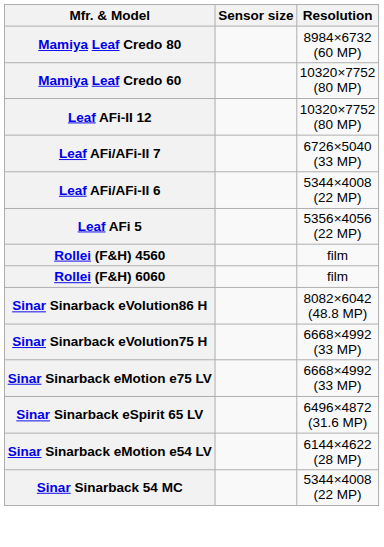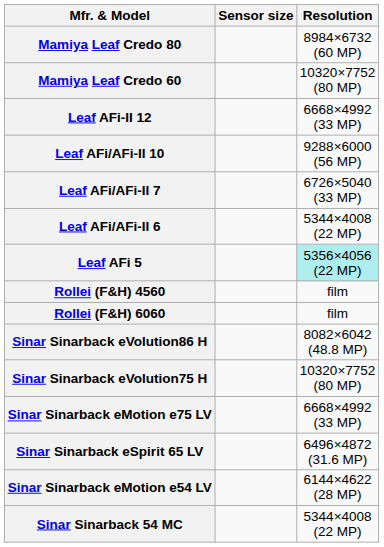(338, 117) 10320×7752 (80 MP) -> (338, 117) 6668×4992 (33 MP)
+ row: (110, 154)
(338, 227) no background -> (338, 263) paleturquoise background
(338, 342) 6668×4992 (33 MP) -> (338, 379) 10320×7752 (80 MP)
